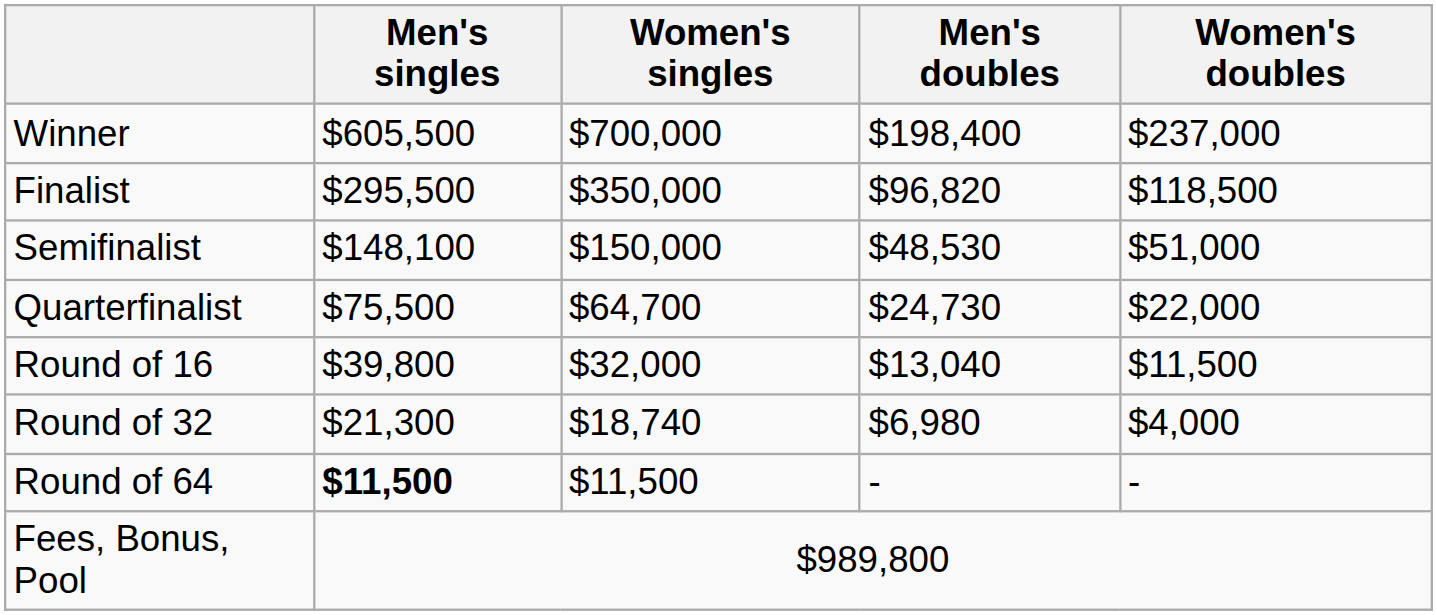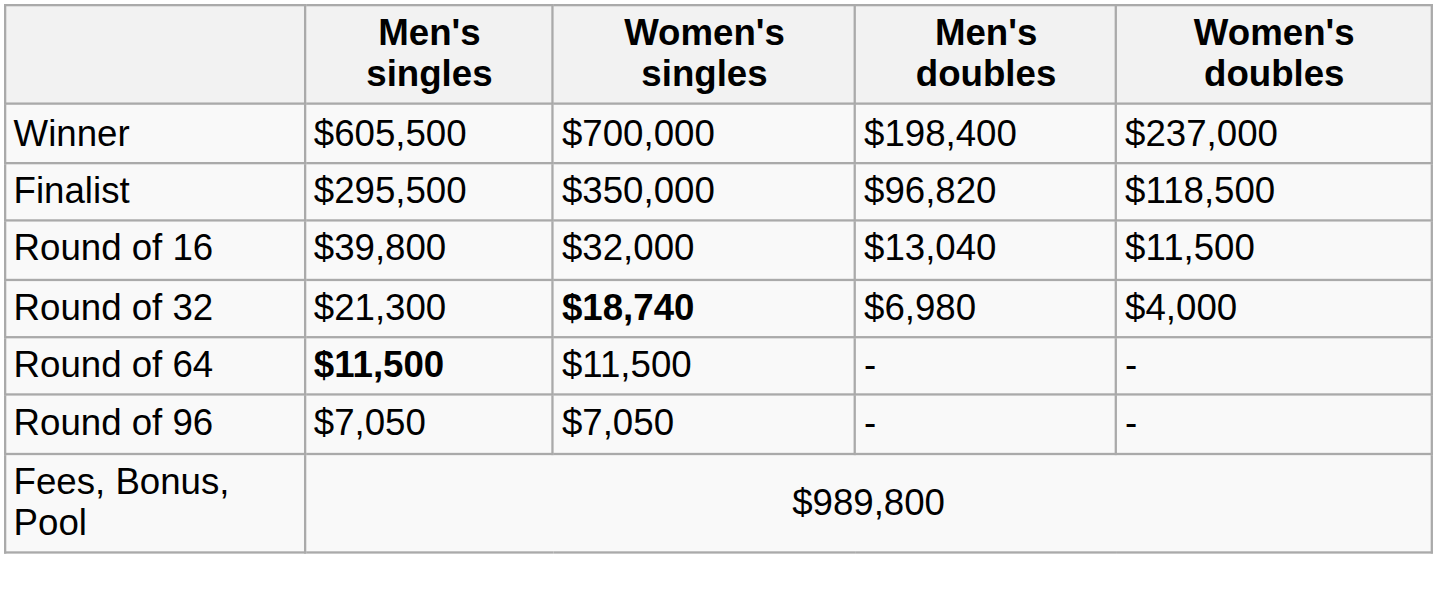- row: (107, 249)
- row: (128, 307)
(635, 423) normal -> (628, 307) bold
+ row: (113, 423)
